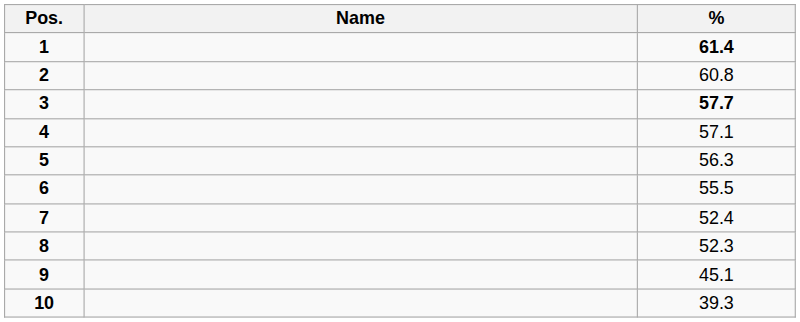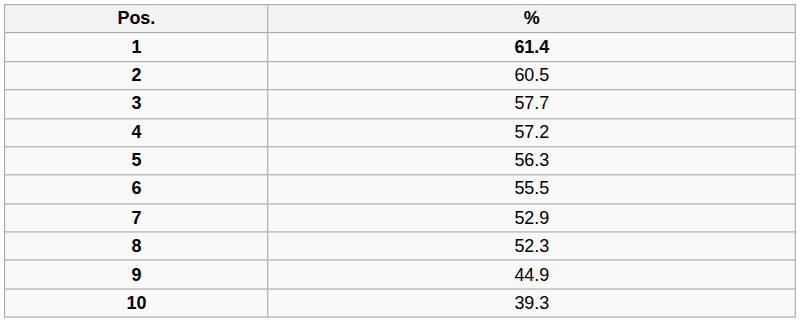- column: (360, 18)
(716, 75) 60.8 -> (532, 75) 60.5
(716, 103) bold -> (532, 103) normal
(716, 132) 57.1 -> (532, 132) 57.2
(716, 217) 52.4 -> (532, 217) 52.9
(716, 274) 45.1 -> (532, 274) 44.9
